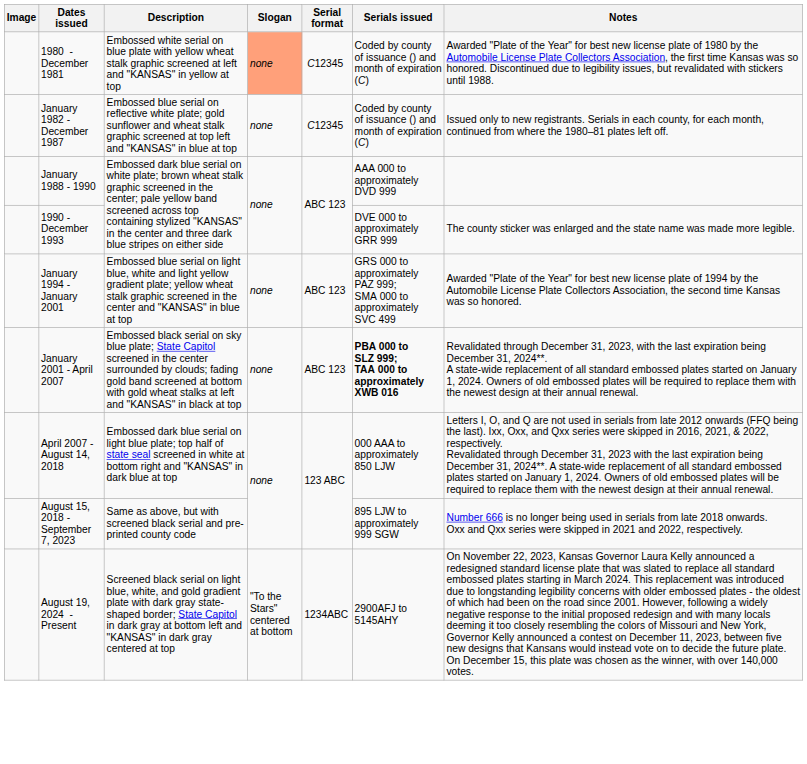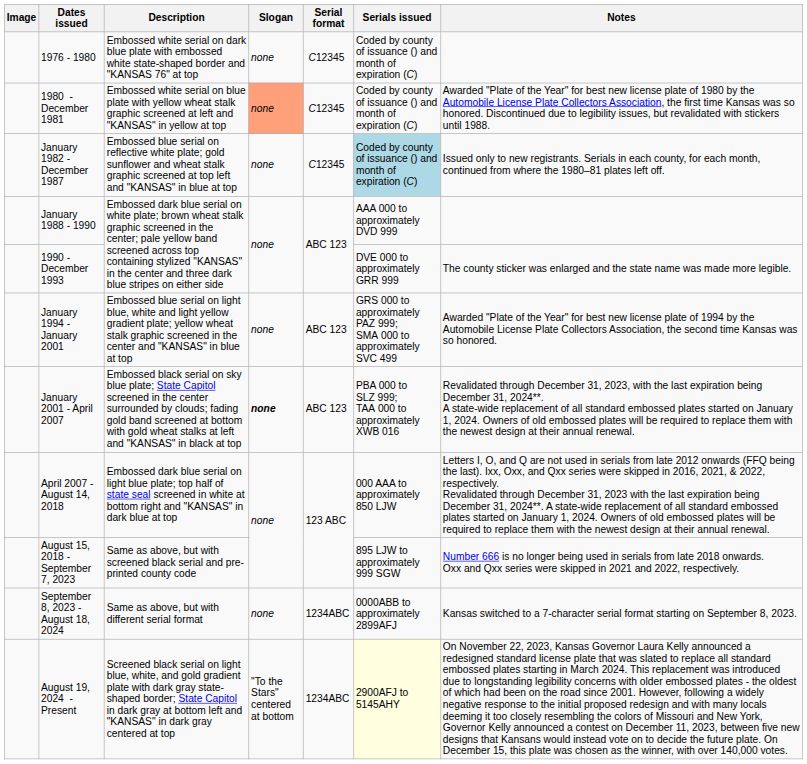+ row: (68, 57)
(398, 125) no background -> (397, 165) lightblue background
(261, 370) normal -> (263, 409) bold
(389, 370) bold -> (388, 409) normal
+ row: (66, 613)
(381, 614) no background -> (382, 699) lightyellow background
